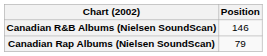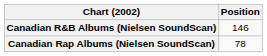(240, 43) 79 -> (240, 43) 78
